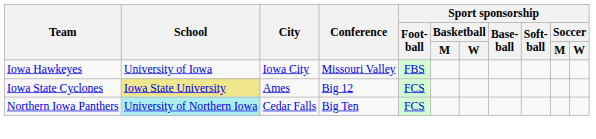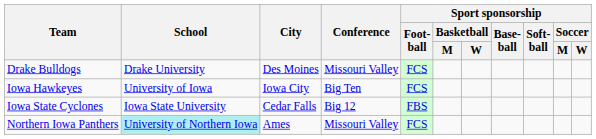+ row: (44, 69)
(359, 69) Missouri Valley -> (343, 87) Big Ten
(414, 69) FBS -> (417, 87) FCS
(175, 87) khaki background -> (175, 106) no background
(276, 87) Ames -> (289, 106) Cedar Falls
(414, 87) FCS -> (417, 106) FBS
(289, 106) Cedar Falls -> (276, 124) Ames
(340, 106) Big Ten -> (361, 124) Missouri Valley
